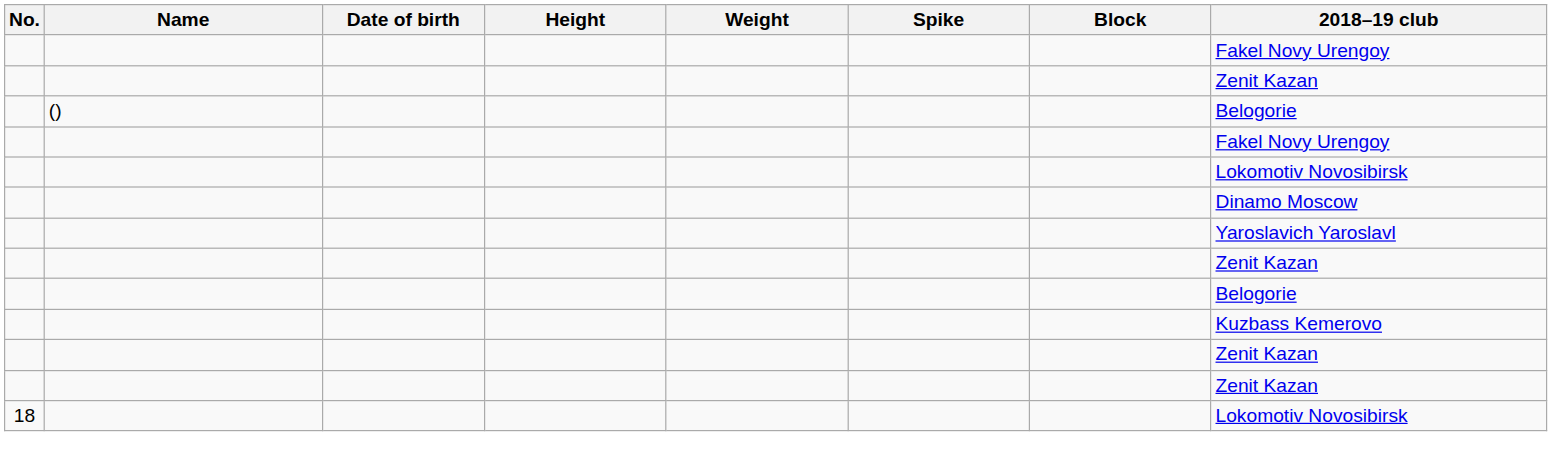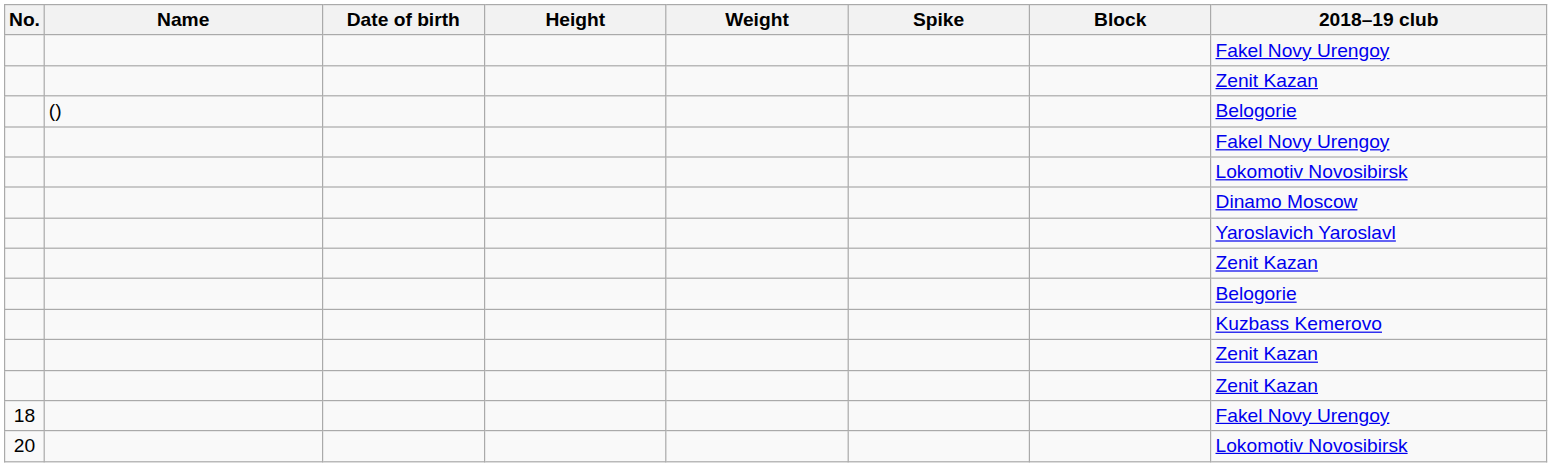(1312, 415) Lokomotiv Novosibirsk -> (1302, 415) Fakel Novy Urengoy
+ row: (24, 446)
